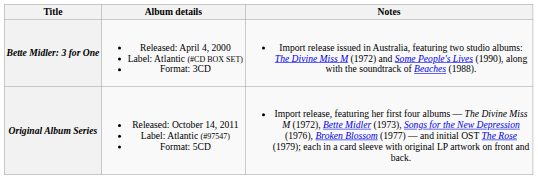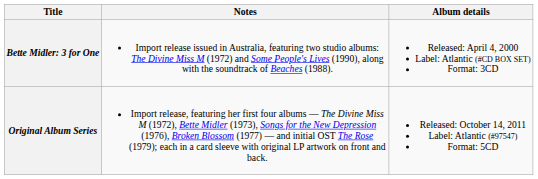columns swapped: (173, 12) <-> (389, 12)
